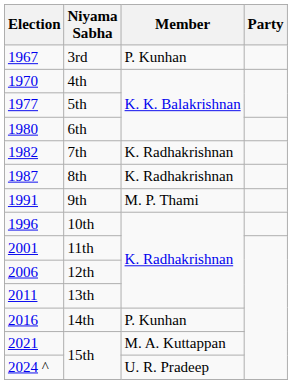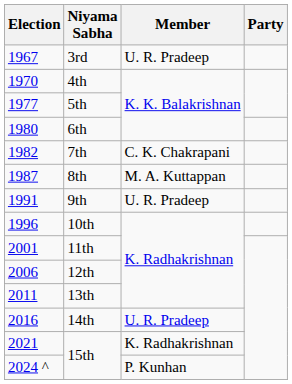(155, 57) P. Kunhan -> (167, 57) U. R. Pradeep
(179, 152) K. Radhakrishnan -> (177, 152) C. K. Chakrapani
(179, 176) K. Radhakrishnan -> (175, 176) M. A. Kuttappan
(162, 200) M. P. Thami -> (167, 200) U. R. Pradeep
(155, 319) P. Kunhan -> (167, 319) U. R. Pradeep
(175, 343) M. A. Kuttappan -> (179, 343) K. Radhakrishnan
(167, 367) U. R. Pradeep -> (155, 367) P. Kunhan
